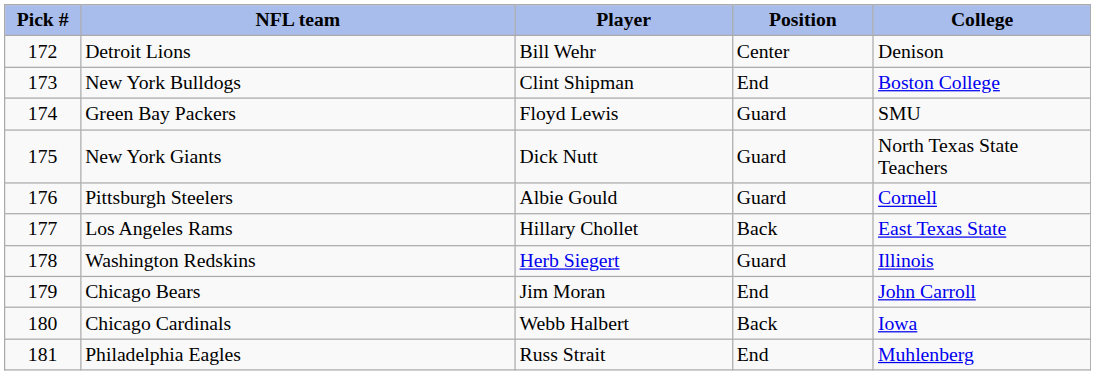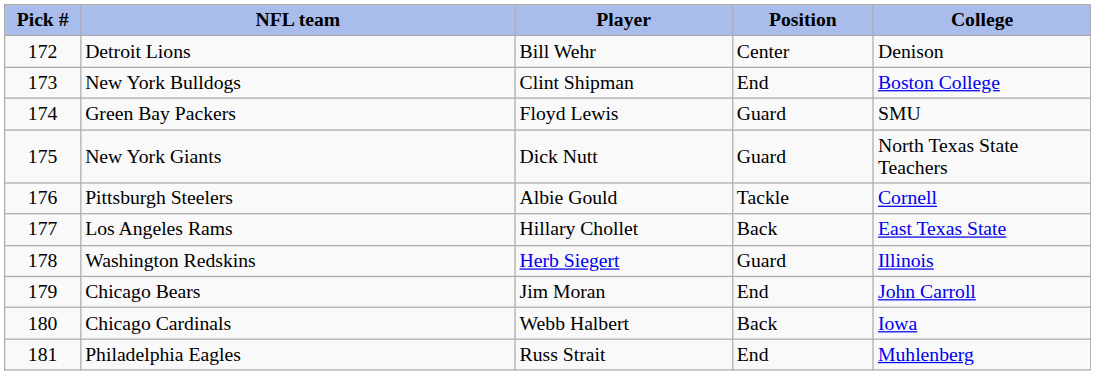(761, 198) Guard -> (763, 198) Tackle
